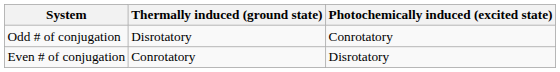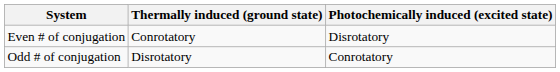rows swapped: (66, 57) <-> (64, 36)
